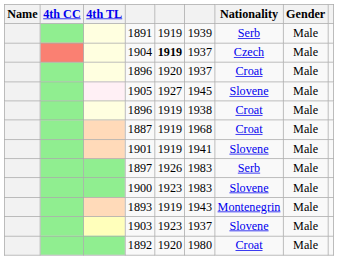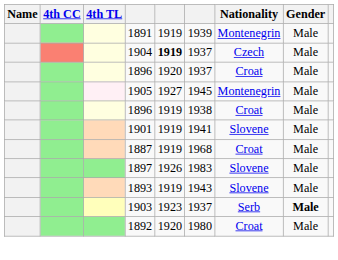(249, 33) Serb -> (249, 33) Montenegrin
(249, 91) Slovene -> (249, 91) Montenegrin
rows swapped: (22, 130) <-> (22, 149)
(249, 168) Serb -> (249, 168) Slovene
- row: (22, 188)
(249, 206) Montenegrin -> (249, 187) Slovene
(249, 226) Slovene -> (249, 206) Serb
(306, 226) normal -> (306, 206) bold
